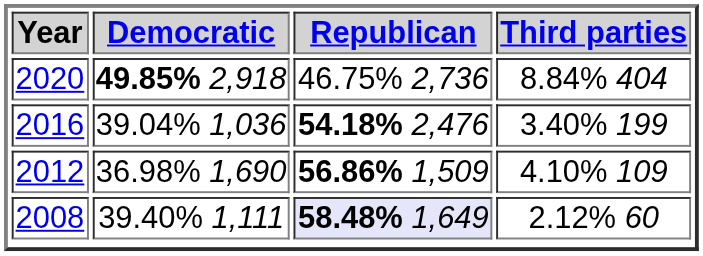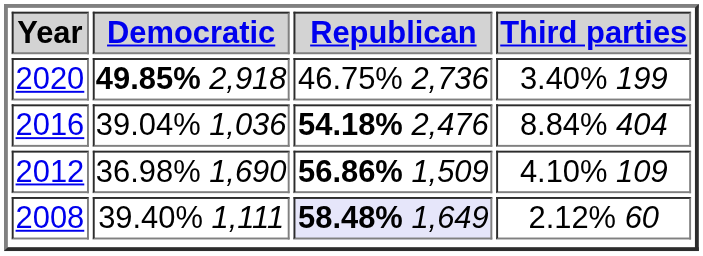(594, 78) 8.84% 404 -> (594, 78) 3.40% 199
(594, 125) 3.40% 199 -> (594, 125) 8.84% 404
